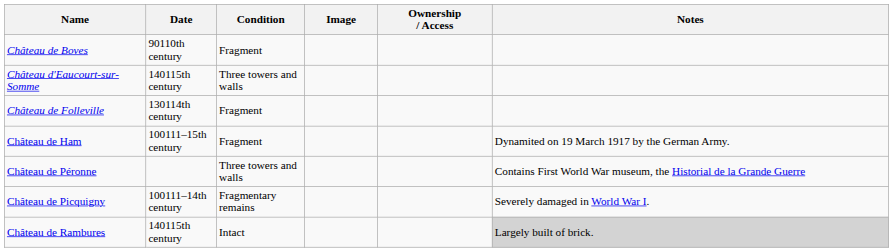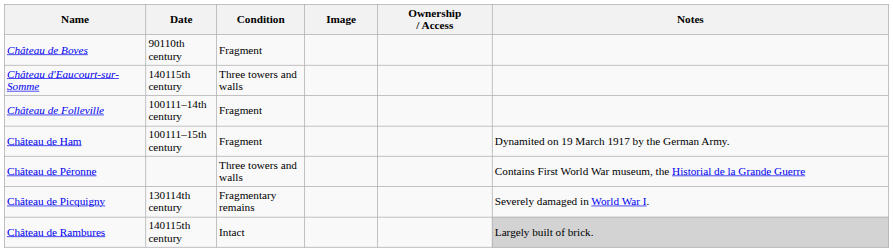(169, 110) 130114th century -> (178, 110) 100111–14th century
(178, 201) 100111–14th century -> (169, 201) 130114th century
